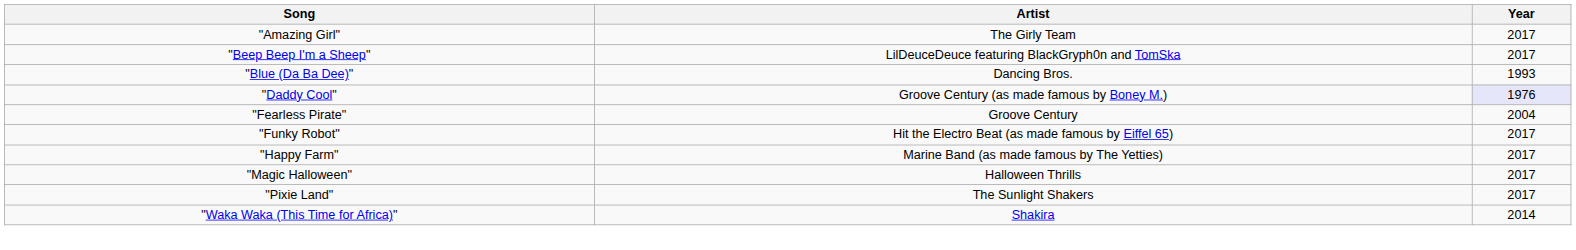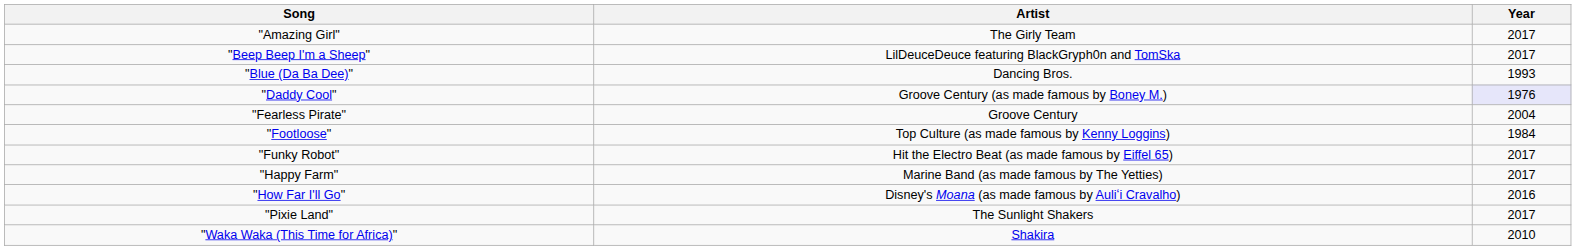+ row: (299, 134)
+ row: (299, 194)
- row: (299, 174)
(1521, 214) 2014 -> (1521, 235) 2010
